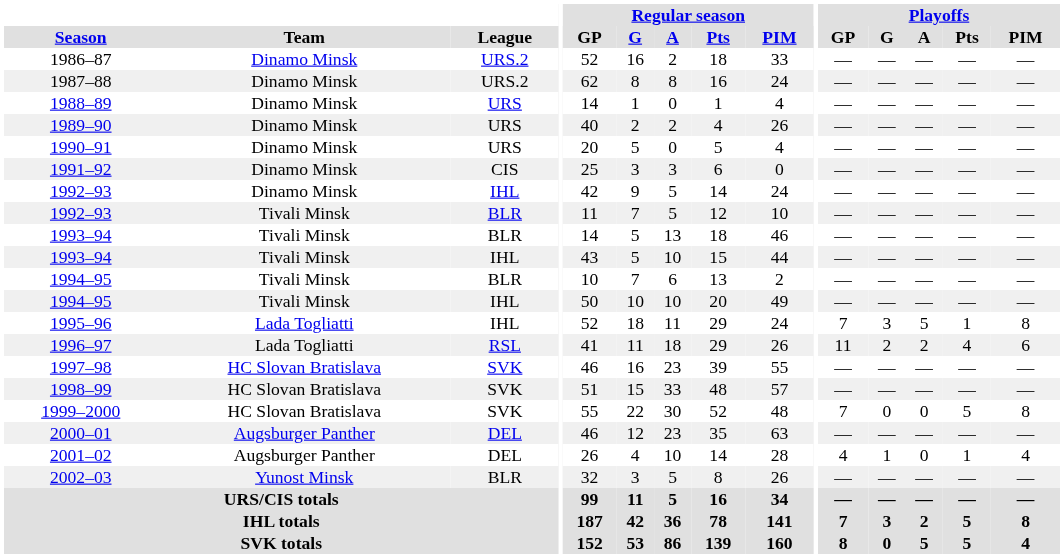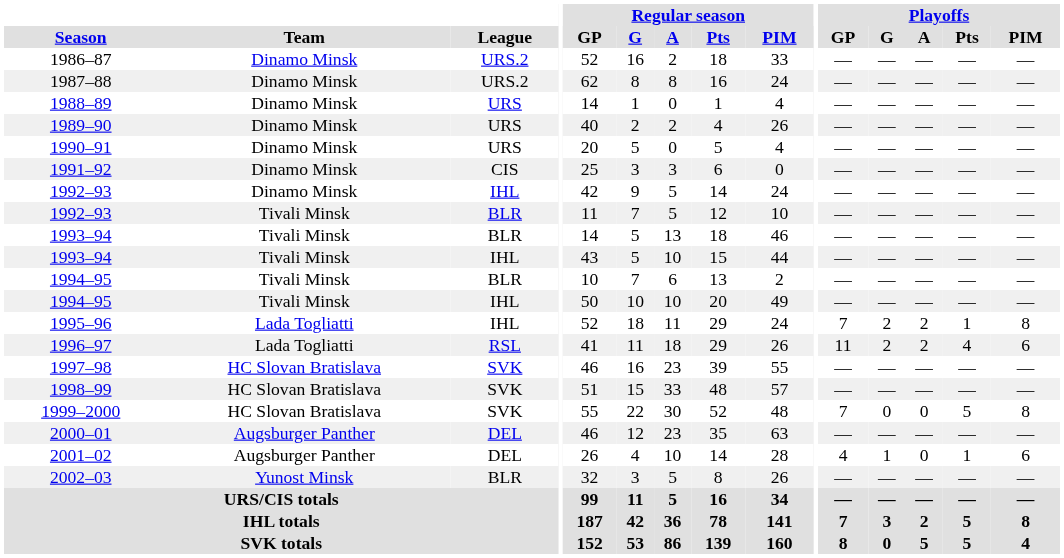(887, 322) 3 -> (887, 322) 2
(924, 322) 5 -> (924, 322) 2
(1026, 454) 4 -> (1026, 454) 6
